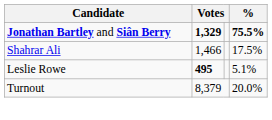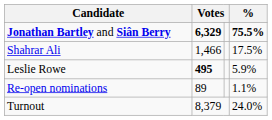(208, 32) 1,329 -> (208, 32) 6,329
(244, 69) 5.1% -> (244, 69) 5.9%
+ row: (57, 87)
(247, 87) 20.0% -> (247, 106) 24.0%
